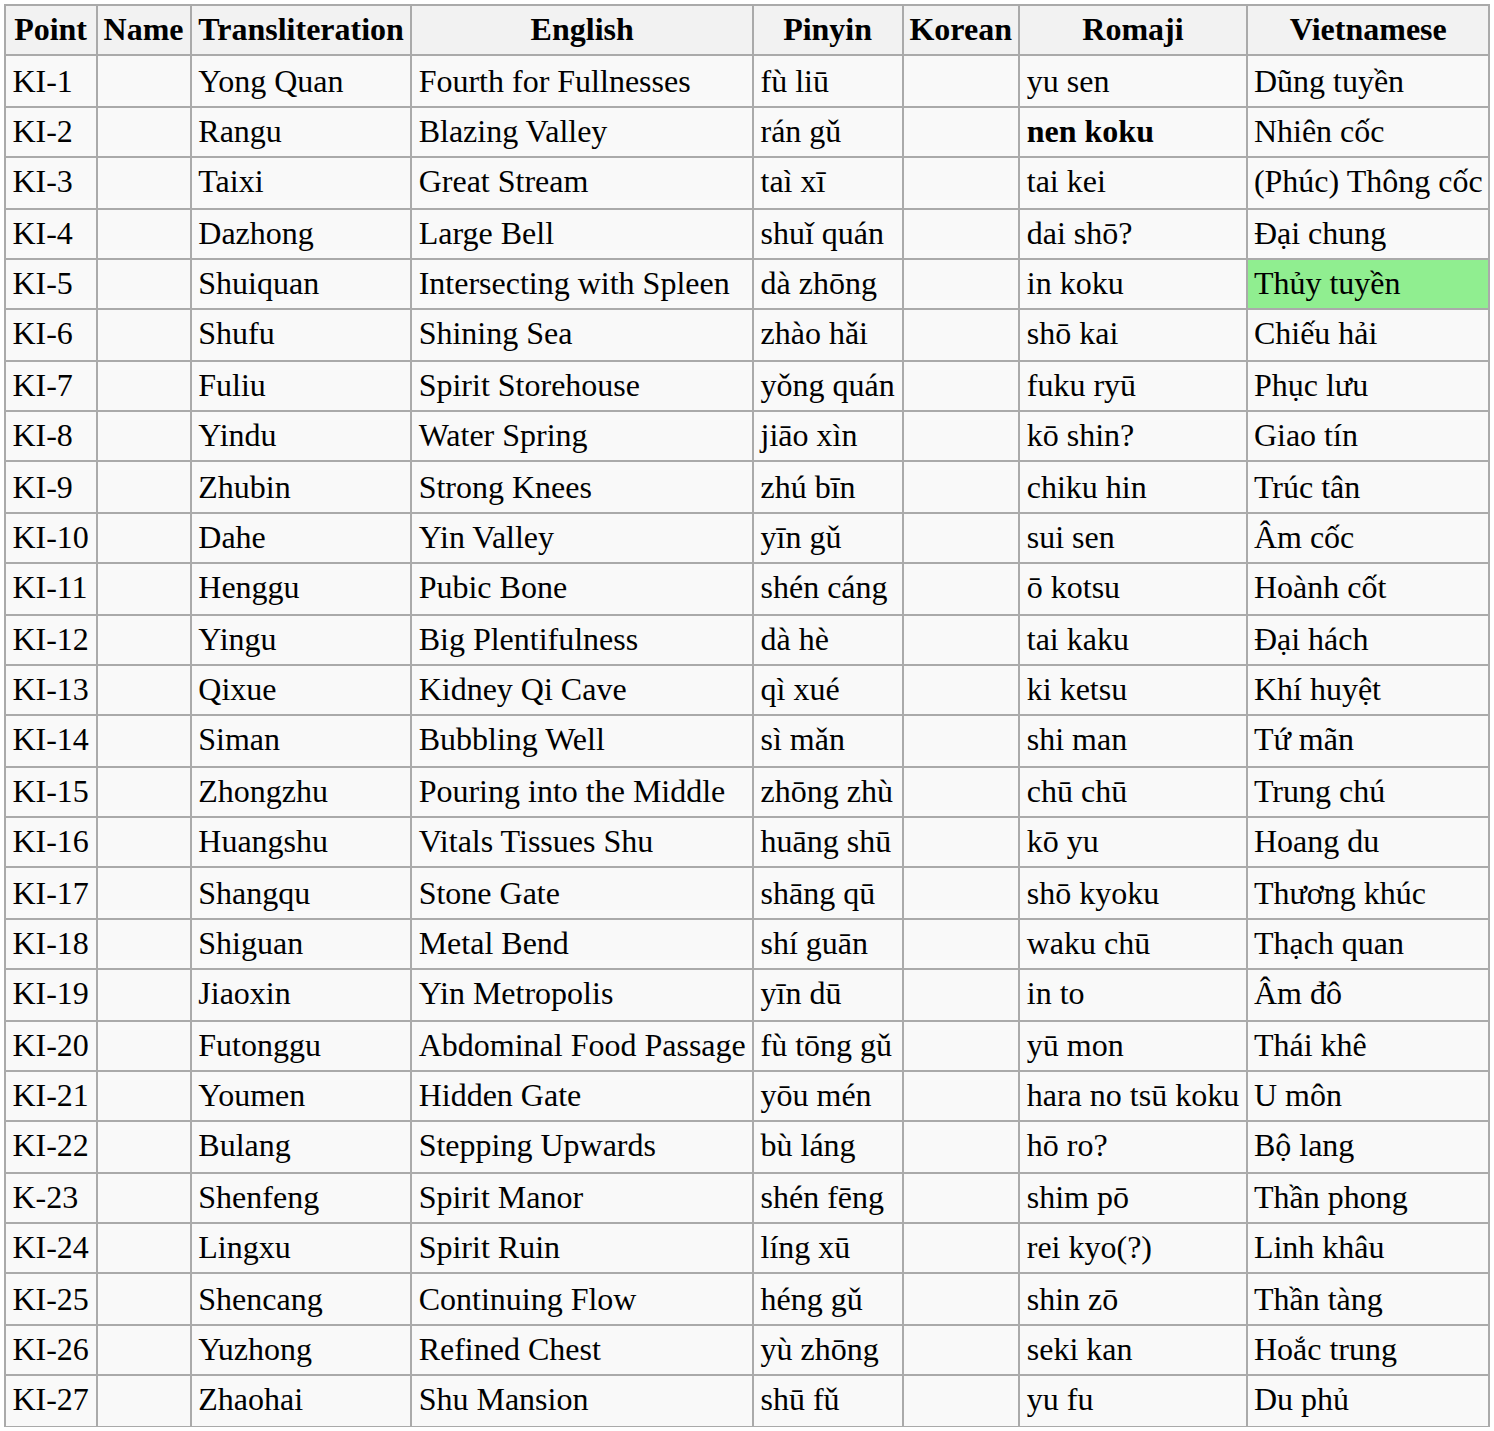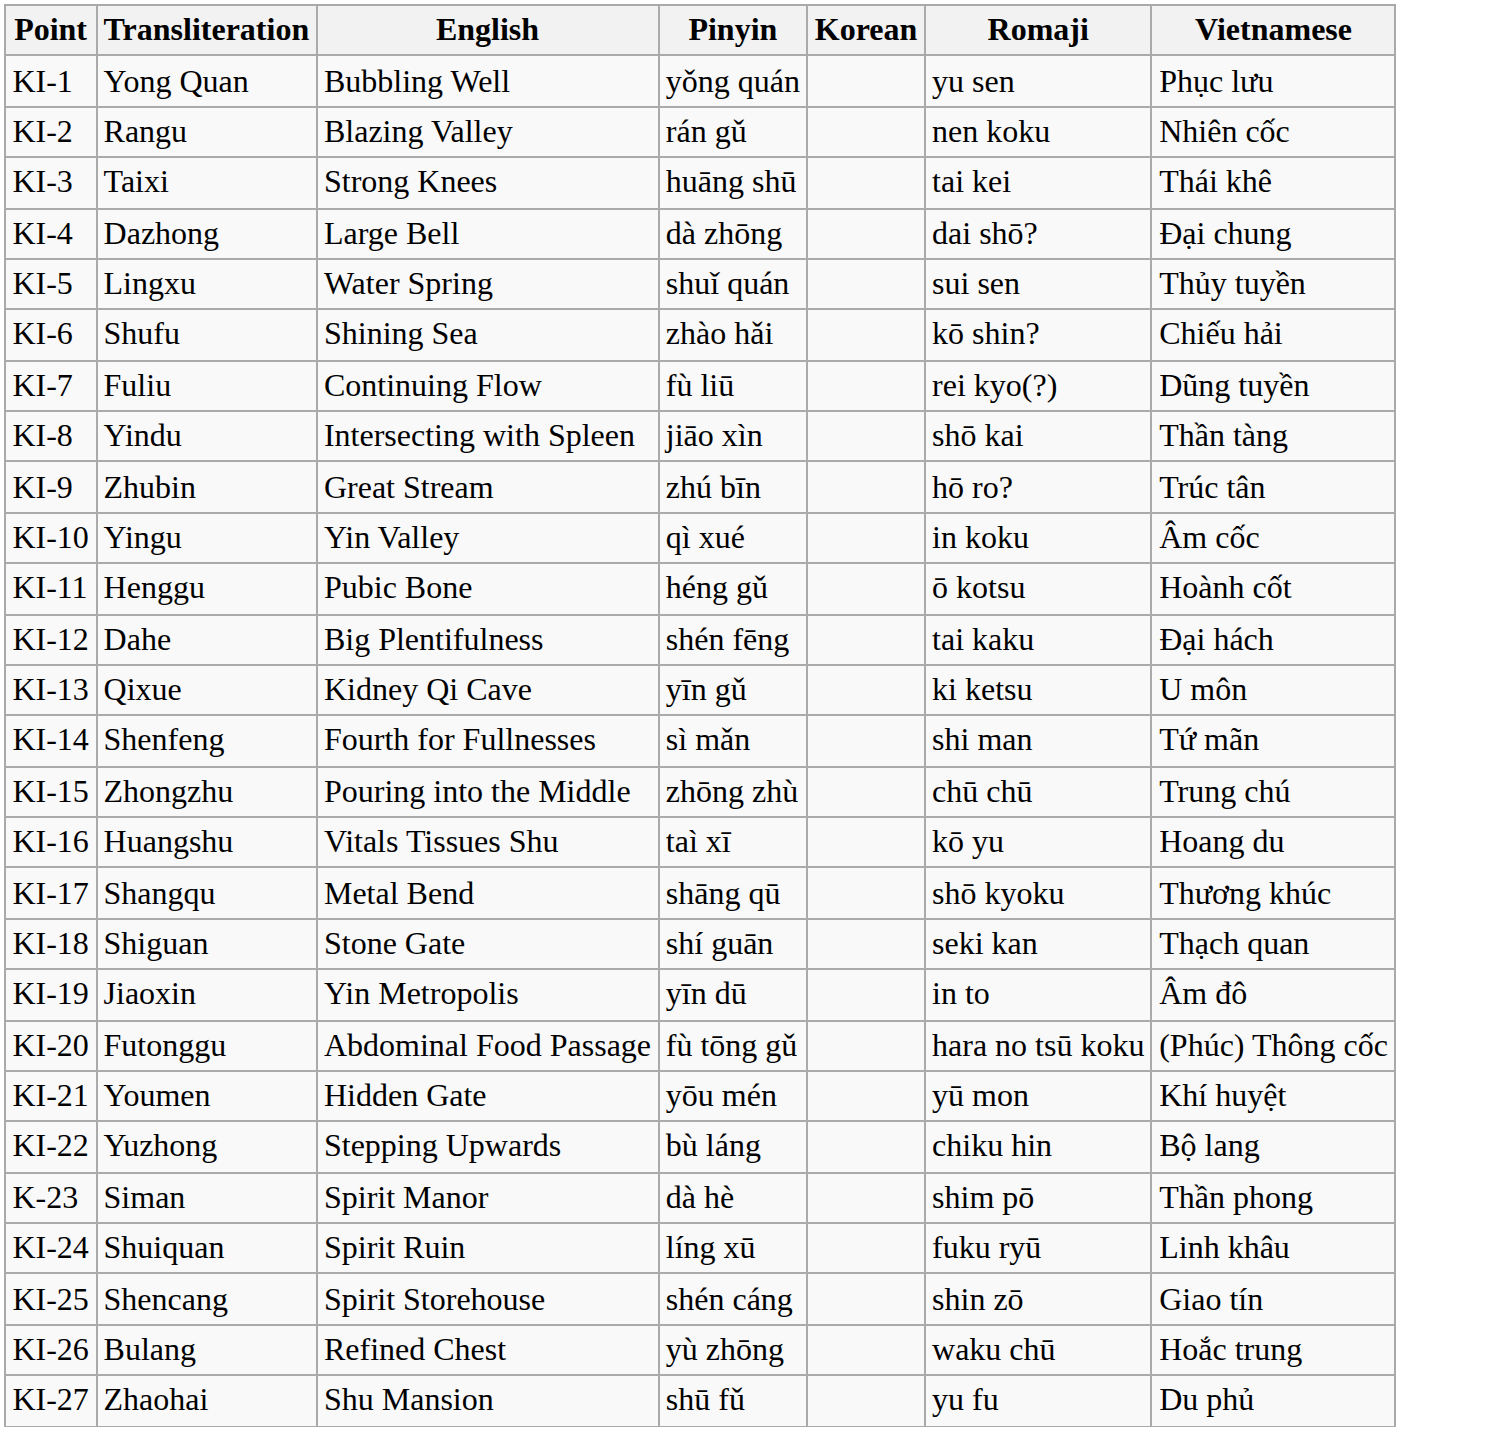- column: (144, 29)
(555, 80) Fourth for Fullnesses -> (417, 80) Bubbling Well
(795, 80) fù liū -> (733, 80) yǒng quán
(1329, 80) Dũng tuyền -> (1216, 80) Phục lưu
(1090, 131) bold -> (991, 131) normal
(504, 182) Great Stream -> (411, 182) Strong Knees
(793, 182) taì xī -> (731, 182) huāng shū
(1368, 182) (Phúc) Thông cốc -> (1216, 182) Thái khê
(822, 232) shuǐ quán -> (724, 232) dà zhōng
(259, 283) Shuiquan -> (150, 283) Lingxu
(574, 283) Intersecting with Spleen -> (408, 283) Water Spring
(819, 283) dà zhōng -> (728, 283) shuǐ quán
(1075, 283) in koku -> (976, 283) sui sen
(1327, 283) lightgreen background -> (1233, 283) no background
(1073, 334) shō kai -> (986, 334) kō shin?
(529, 385) Spirit Storehouse -> (433, 385) Continuing Flow
(828, 385) yǒng quán -> (700, 385) fù liū
(1081, 385) fuku ryū -> (995, 385) rei kyo(?)
(1311, 385) Phục lưu -> (1234, 385) Dũng tuyền
(503, 435) Water Spring -> (479, 435) Intersecting with Spleen
(1081, 435) kō shin? -> (978, 435) shō kai
(1306, 435) Giao tín -> (1224, 435) Thần tàng
(505, 486) Strong Knees -> (409, 486) Great Stream
(1087, 486) chiku hin -> (972, 486) hō ro?
(232, 537) Dahe -> (143, 537) Yingu
(801, 537) yīn gǔ -> (705, 537) qì xué
(1071, 537) sui sen -> (980, 537) in koku
(824, 588) shén cáng -> (717, 588) héng gǔ
(237, 638) Yingu -> (137, 638) Dahe
(795, 638) dà hè -> (728, 638) shén fēng
(800, 689) qì xué -> (706, 689) yīn gǔ
(1317, 689) Khí huyệt -> (1203, 689) U môn
(239, 740) Siman -> (164, 740) Shenfeng
(512, 740) Bubbling Well -> (460, 740) Fourth for Fullnesses
(826, 841) huāng shū -> (698, 841) taì xī
(489, 892) Stone Gate -> (399, 892) Metal Bend
(494, 943) Metal Bend -> (395, 943) Stone Gate
(1089, 943) waku chū -> (985, 943) seki kan
(1075, 1044) yū mon -> (1038, 1044) hara no tsū koku
(1310, 1044) Thái khê -> (1274, 1044) (Phúc) Thông cốc
(1133, 1095) hara no tsū koku -> (980, 1095) yū mon
(1298, 1095) U môn -> (1223, 1095) Khí huyệt
(244, 1146) Bulang -> (160, 1146) Yuzhong
(1067, 1146) hō ro? -> (992, 1146) chiku hin
(259, 1197) Shenfeng -> (144, 1197) Siman
(822, 1197) shén fēng -> (700, 1197) dà hè
(244, 1247) Lingxu -> (164, 1247) Shuiquan
(1089, 1247) rei kyo(?) -> (987, 1247) fuku ryū
(528, 1298) Continuing Flow -> (435, 1298) Spirit Storehouse
(812, 1298) héng gǔ -> (729, 1298) shén cáng
(1318, 1298) Thần tàng -> (1211, 1298) Giao tín
(255, 1349) Yuzhong -> (150, 1349) Bulang
(1080, 1349) seki kan -> (994, 1349) waku chū
